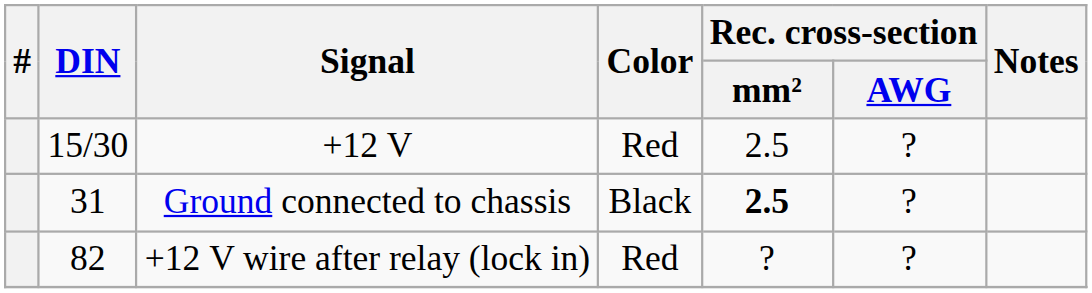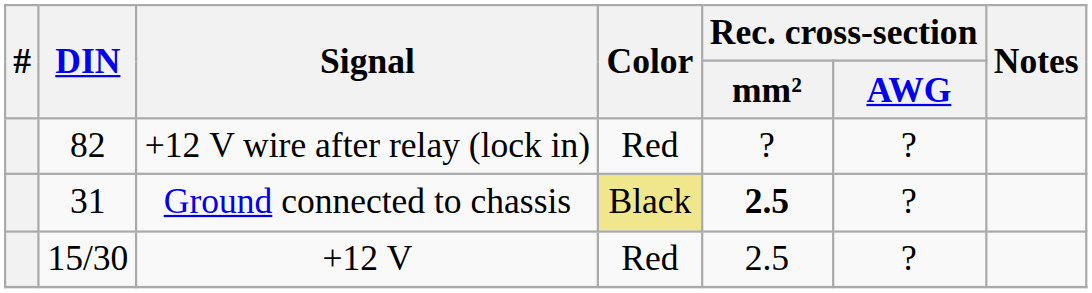rows swapped: (367, 145) <-> (367, 257)
(650, 201) no background -> (650, 201) khaki background
